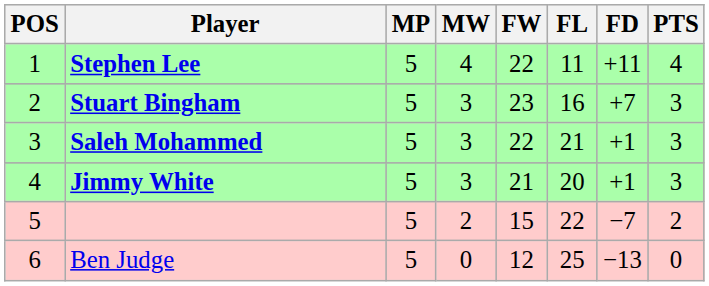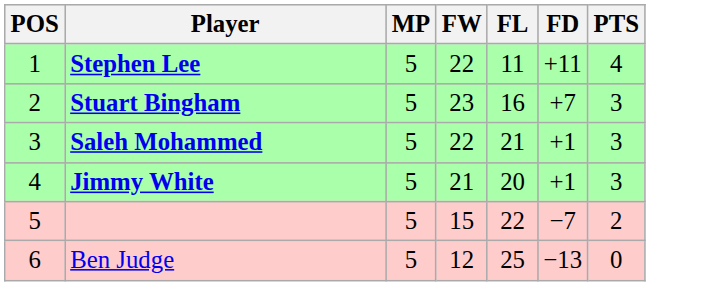- column: (466, 24)
